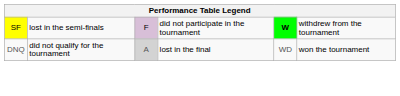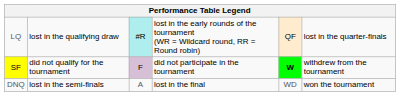+ row: (16, 37)
(67, 28) lost in the semi-finals -> (66, 68) did not qualify for the tournament
(66, 50) did not qualify for the tournament -> (67, 85) lost in the semi-finals
(146, 50) lightgrey background -> (141, 85) no background
